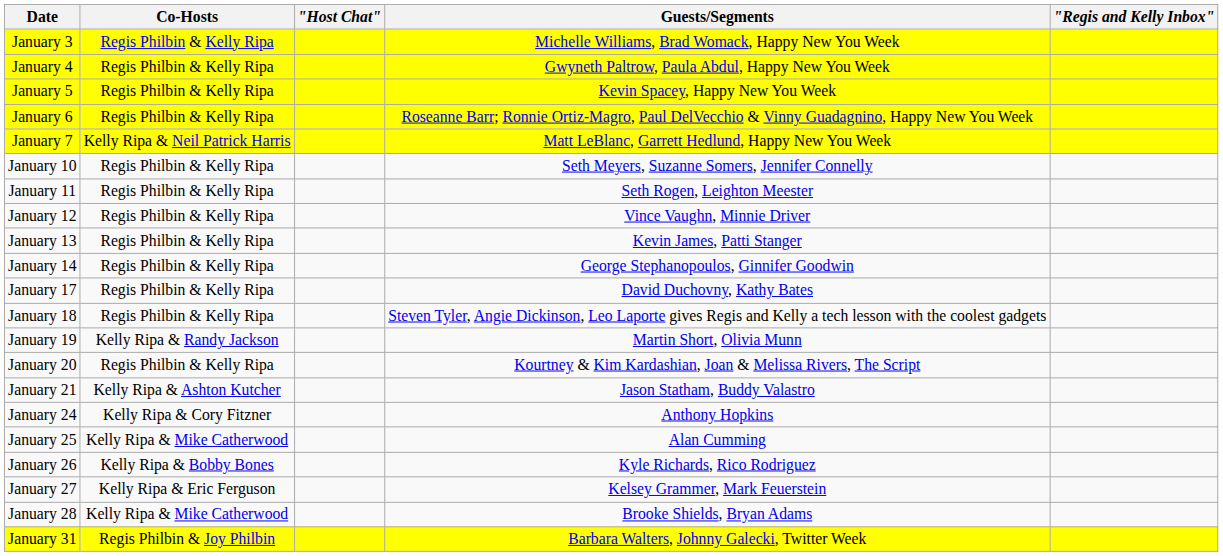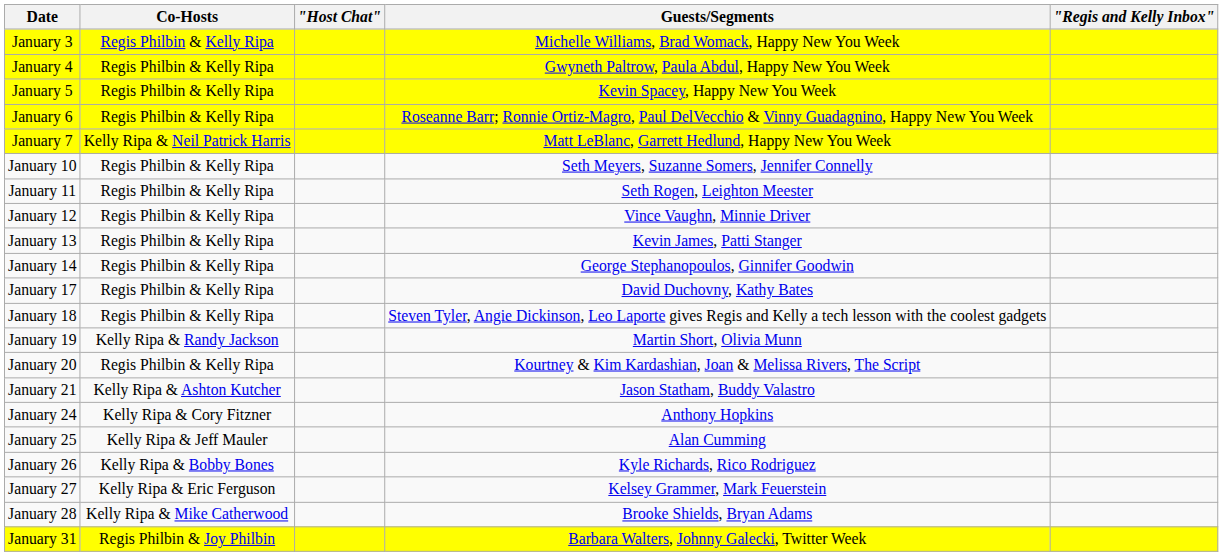(187, 439) Kelly Ripa & Mike Catherwood -> (187, 439) Kelly Ripa & Jeff Mauler
